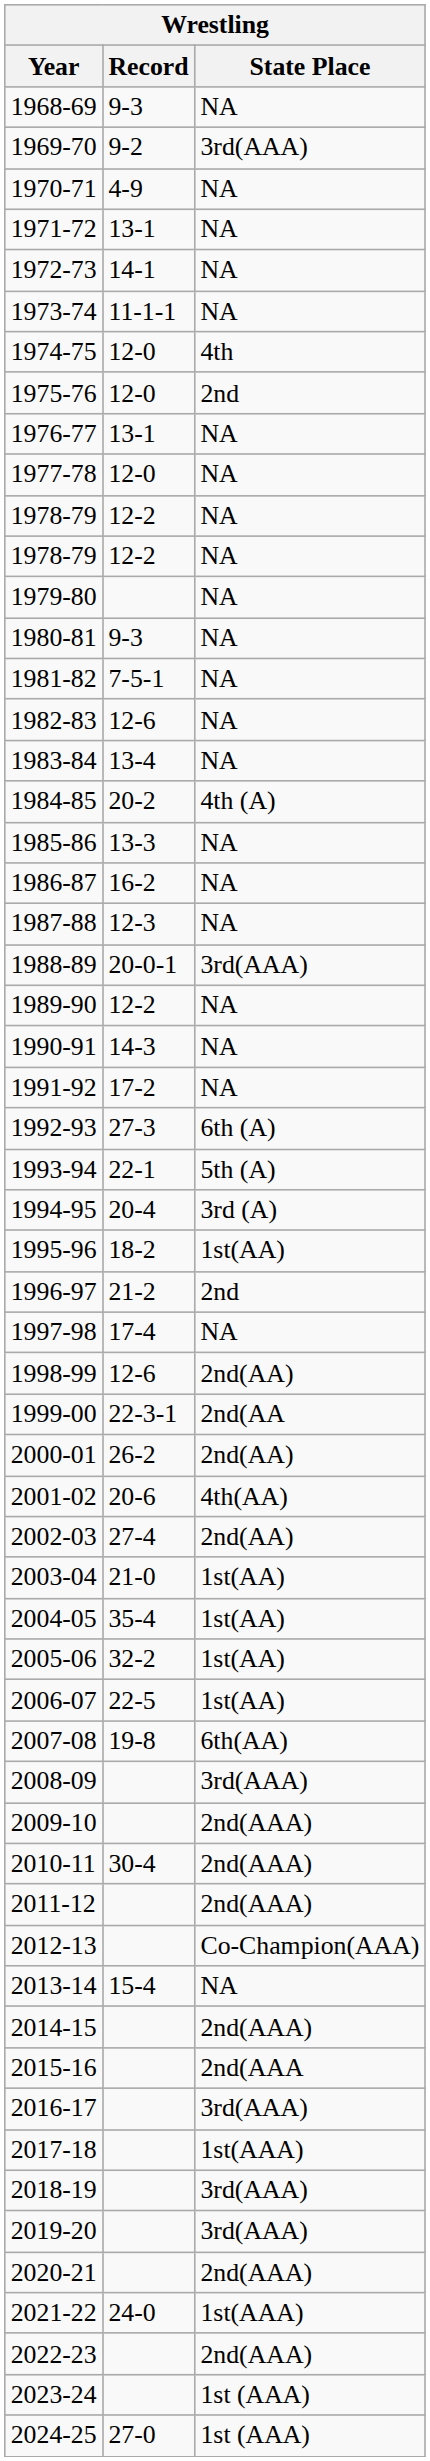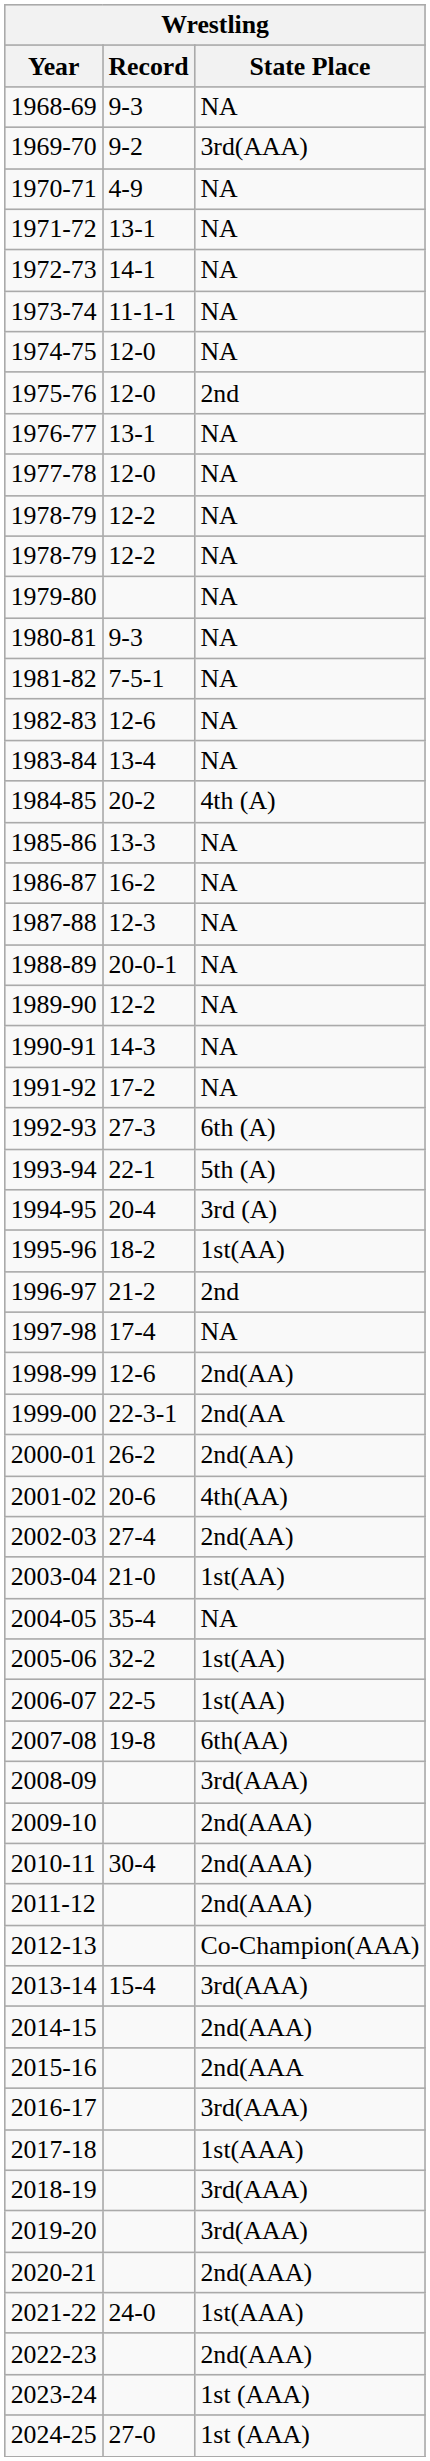(217, 351) 4th -> (219, 351) NA
(254, 964) 3rd(AAA) -> (219, 964) NA
(243, 1618) 1st(AA) -> (219, 1618) NA
(219, 1985) NA -> (254, 1985) 3rd(AAA)
